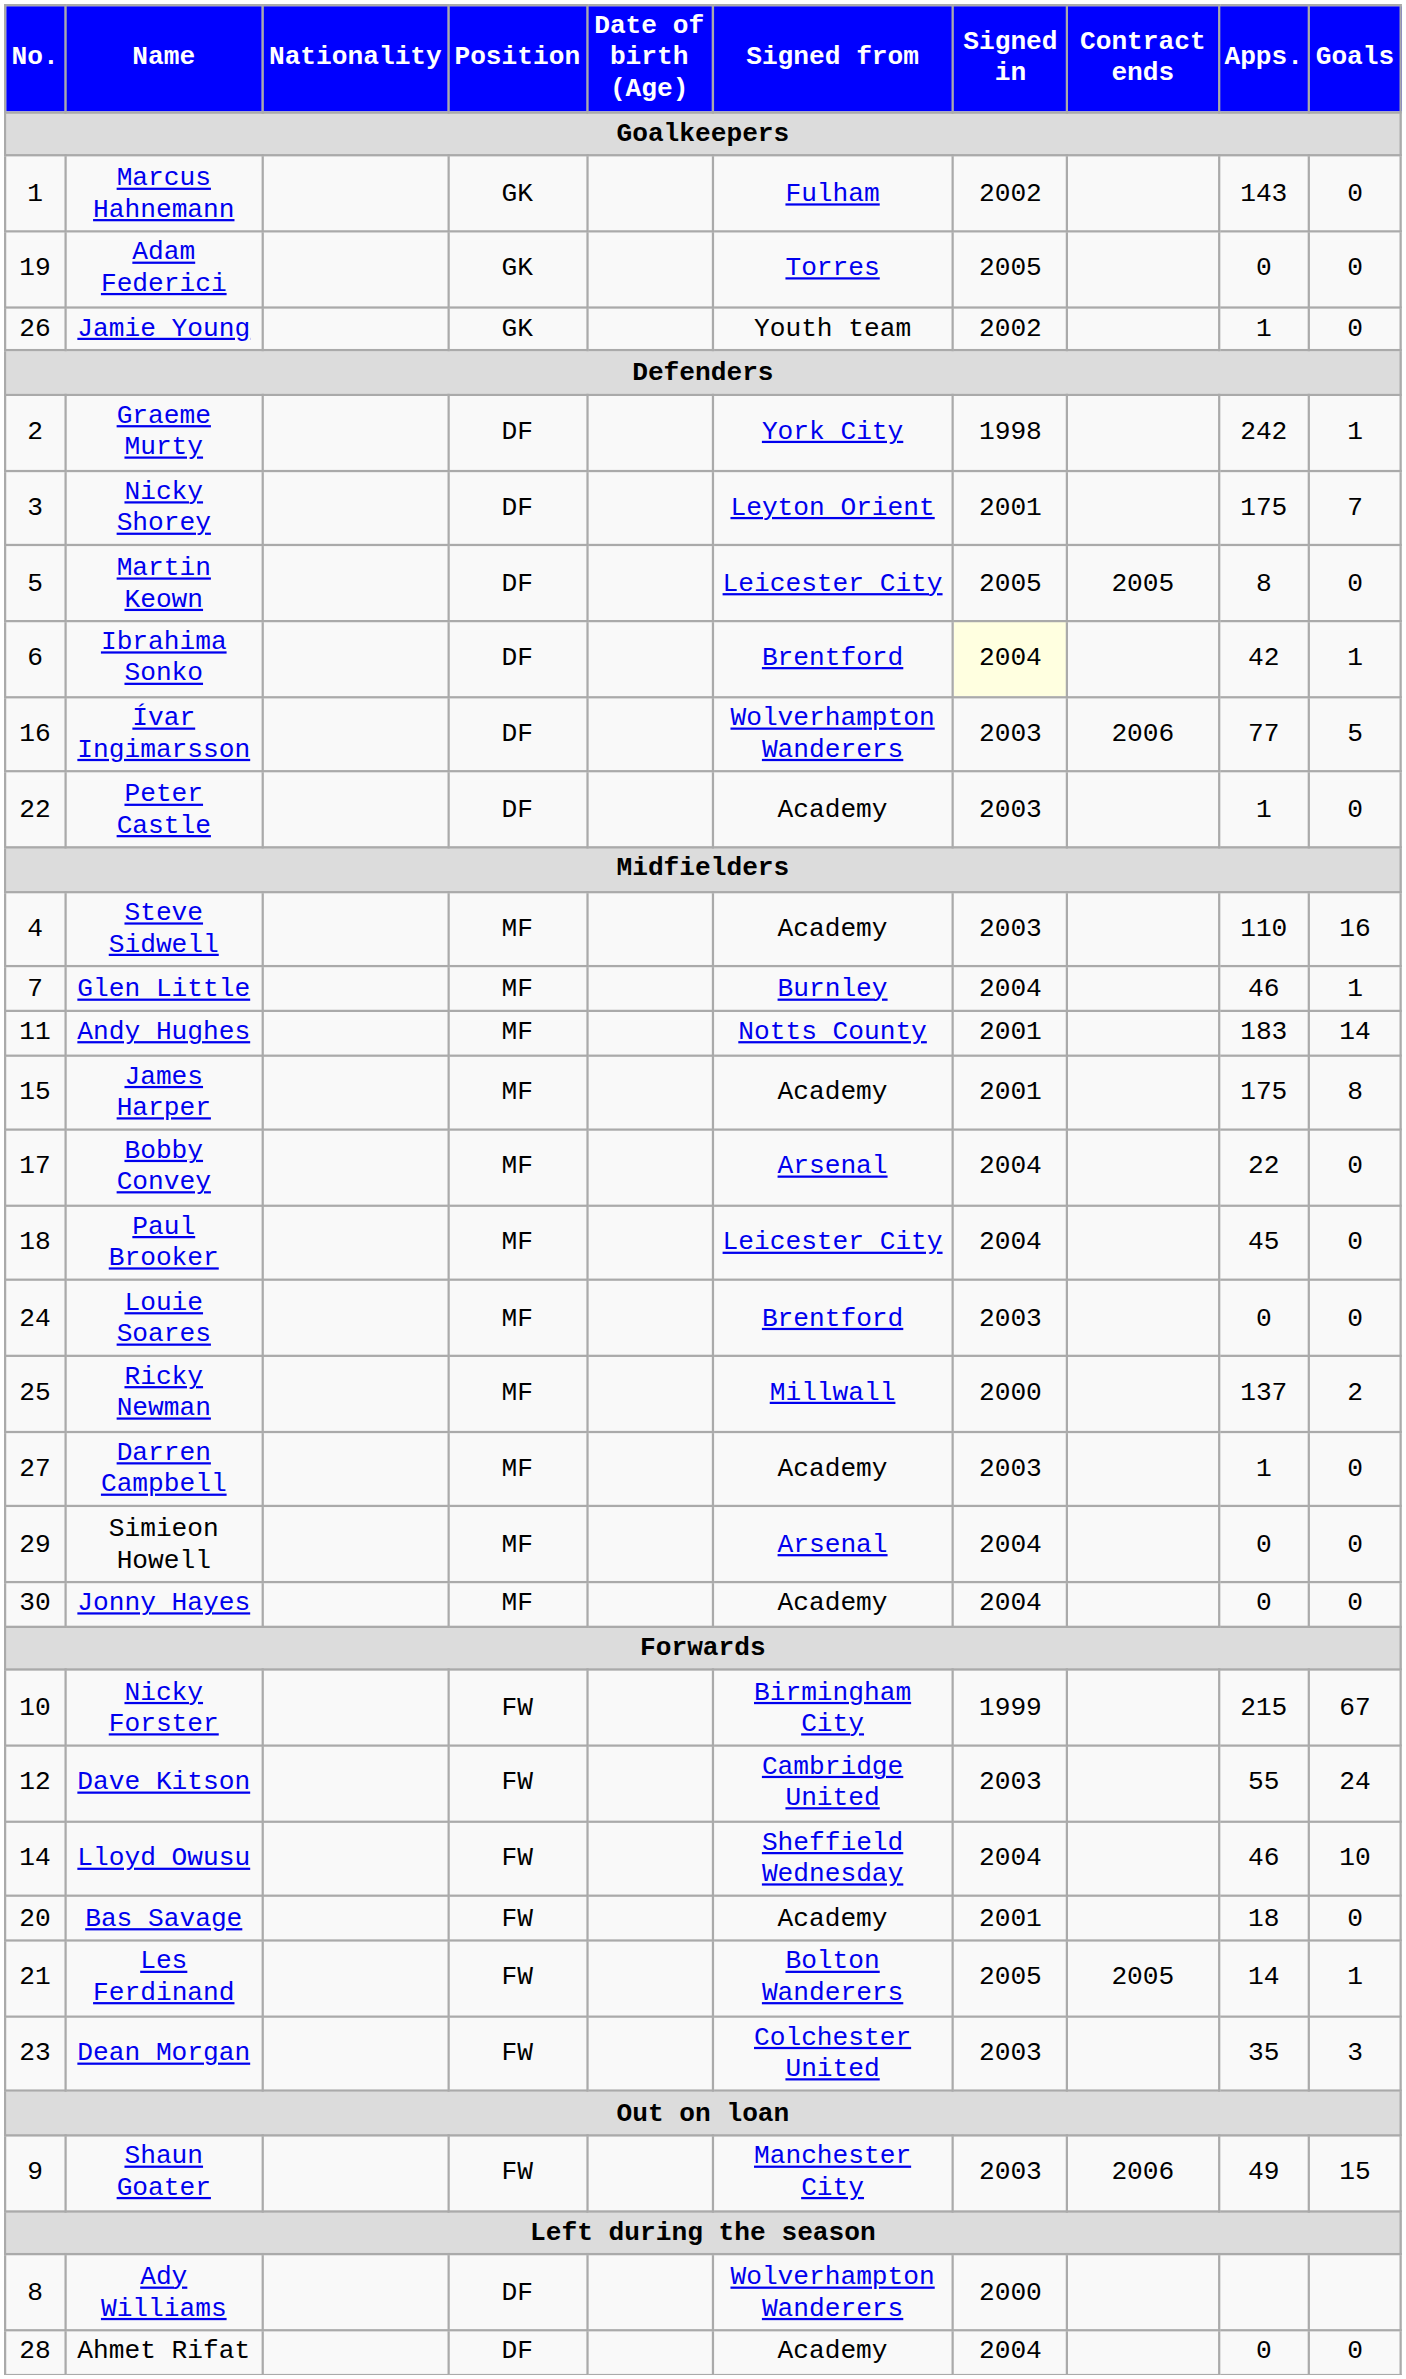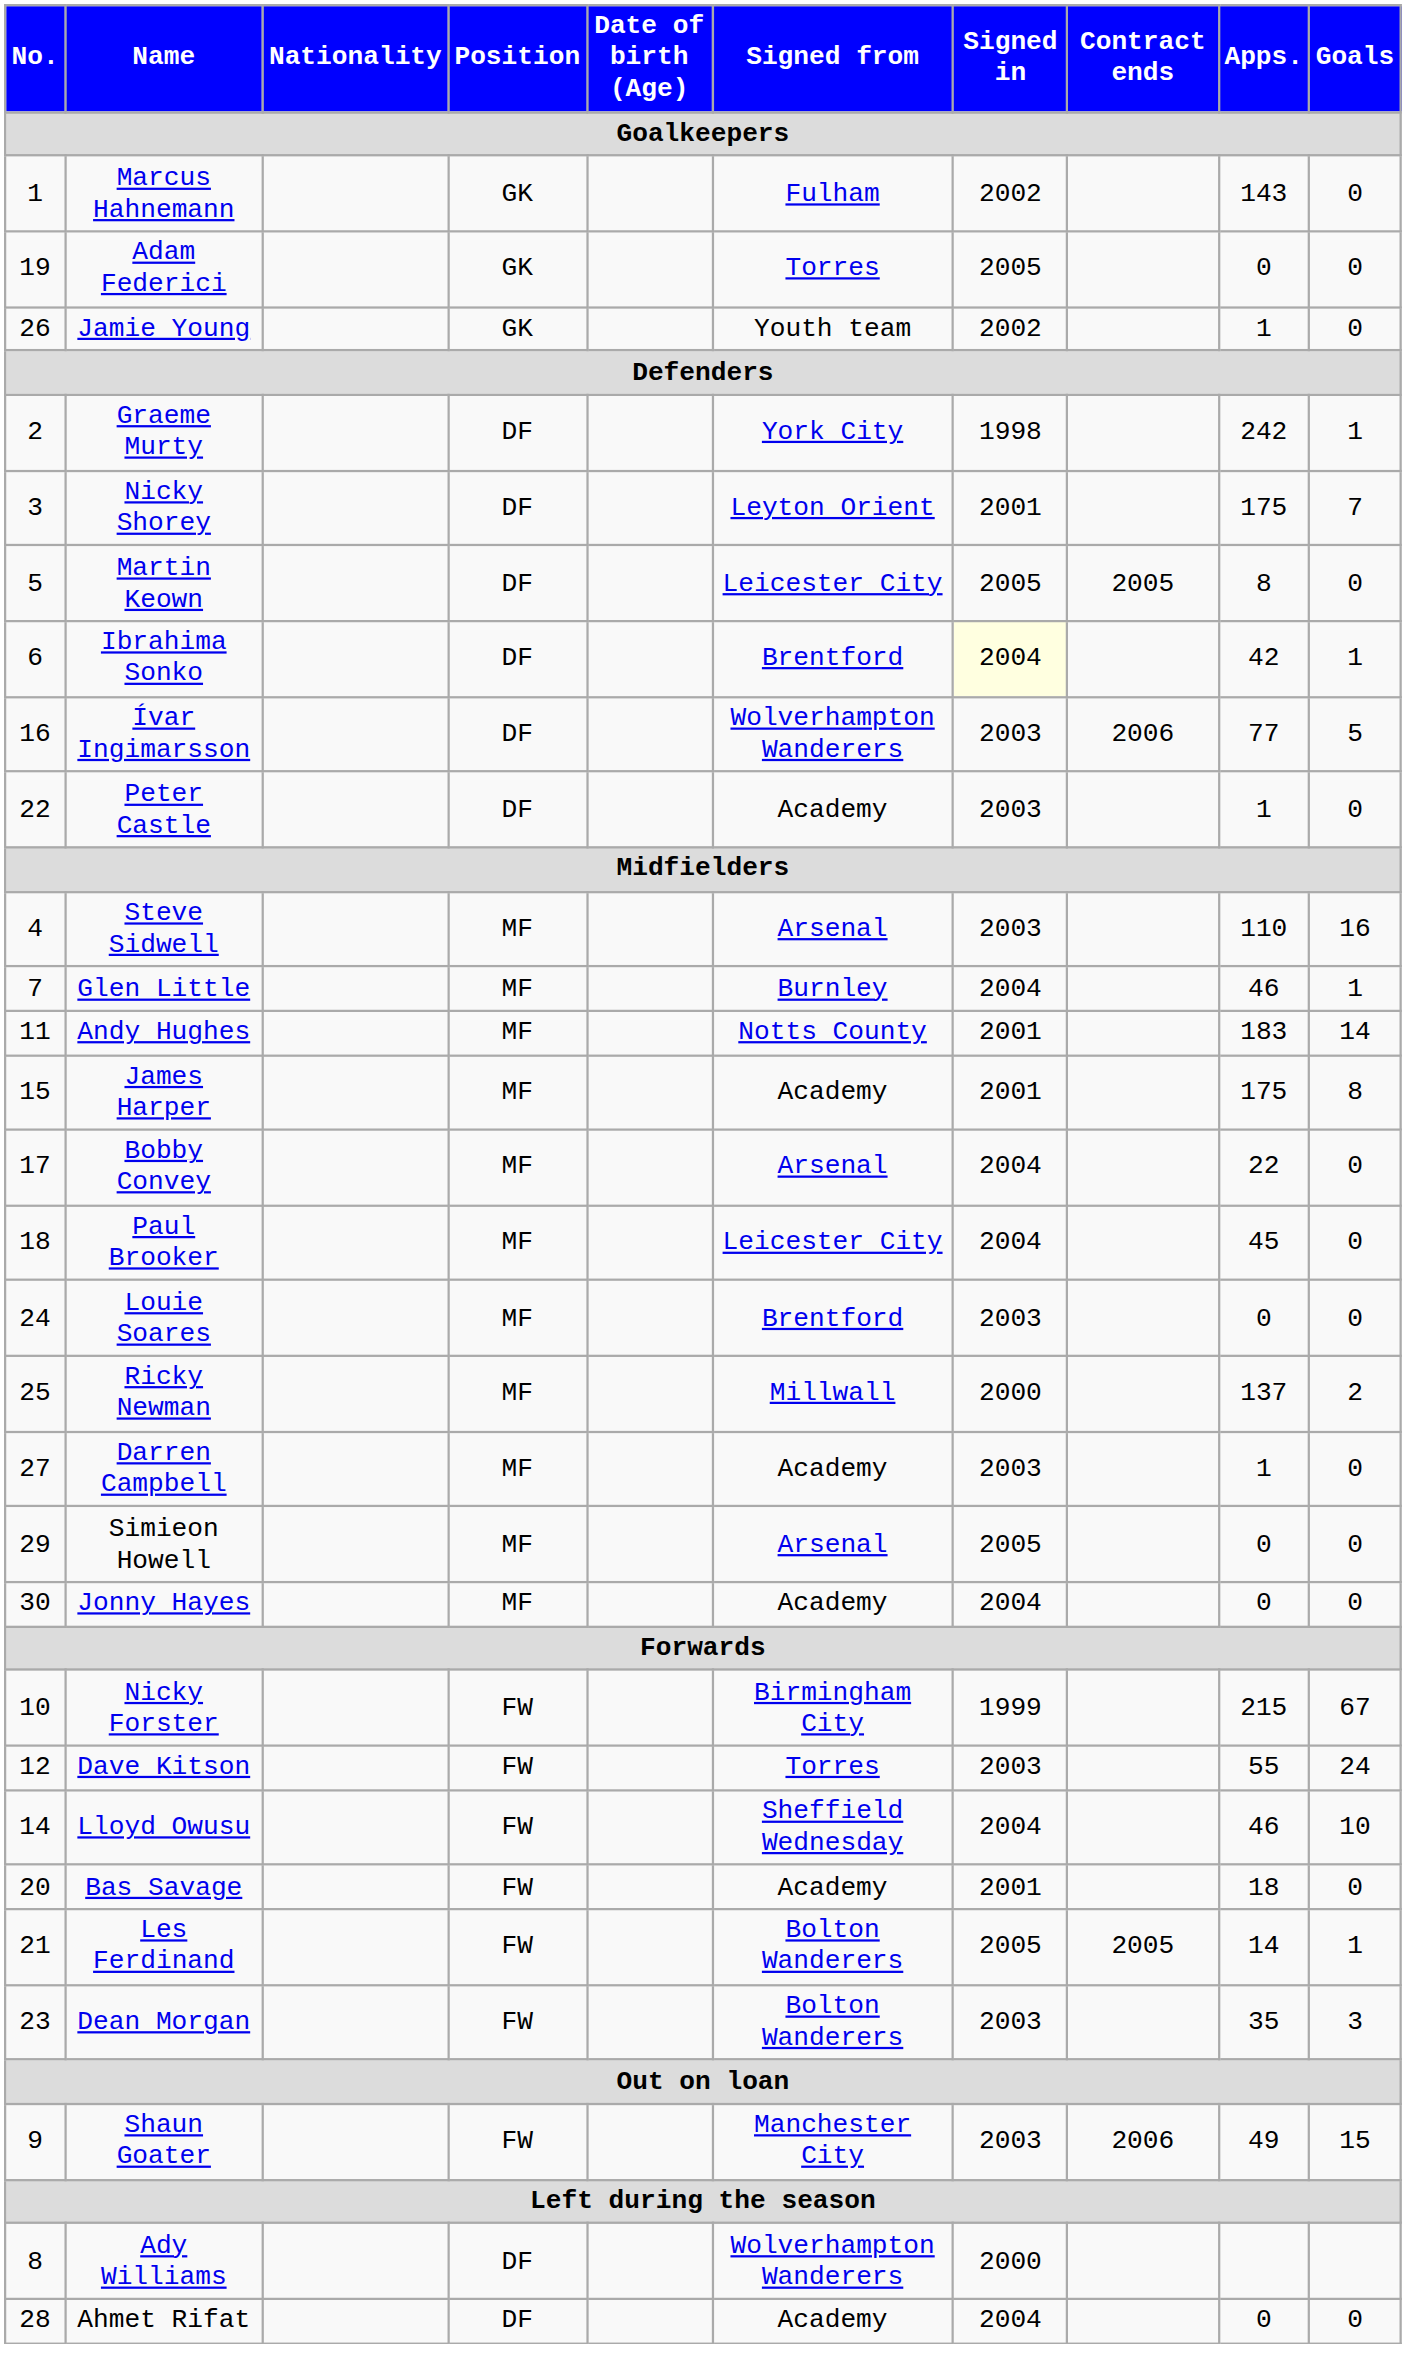(833, 928) Academy -> (833, 928) Arsenal
(1010, 1544) 2004 -> (1010, 1544) 2005
(833, 1783) Cambridge United -> (833, 1767) Torres
(833, 2053) Colchester United -> (833, 2022) Bolton Wanderers
